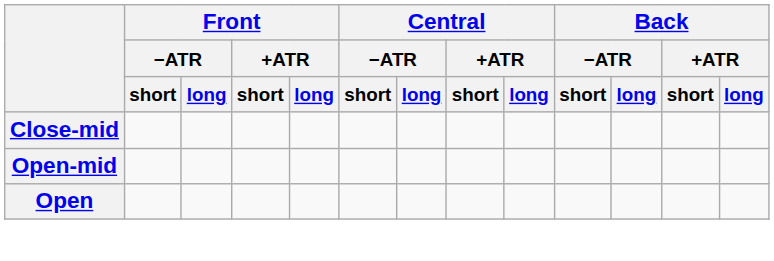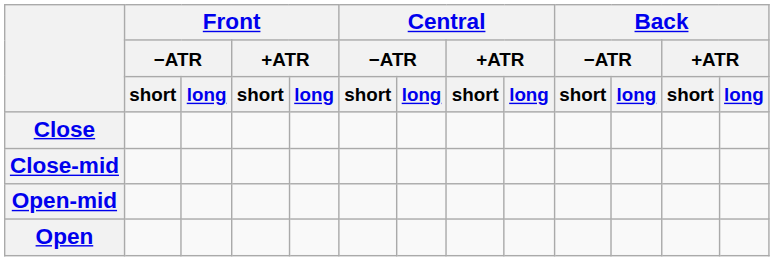+ row: (64, 129)
